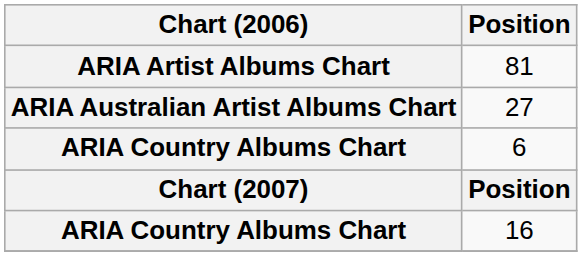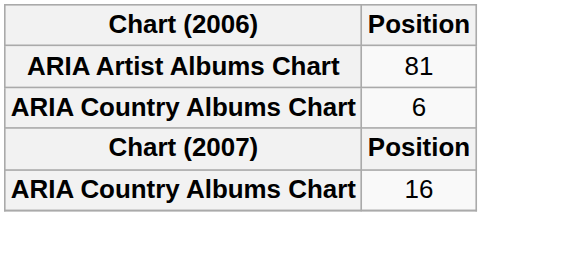- row: (519, 107)
